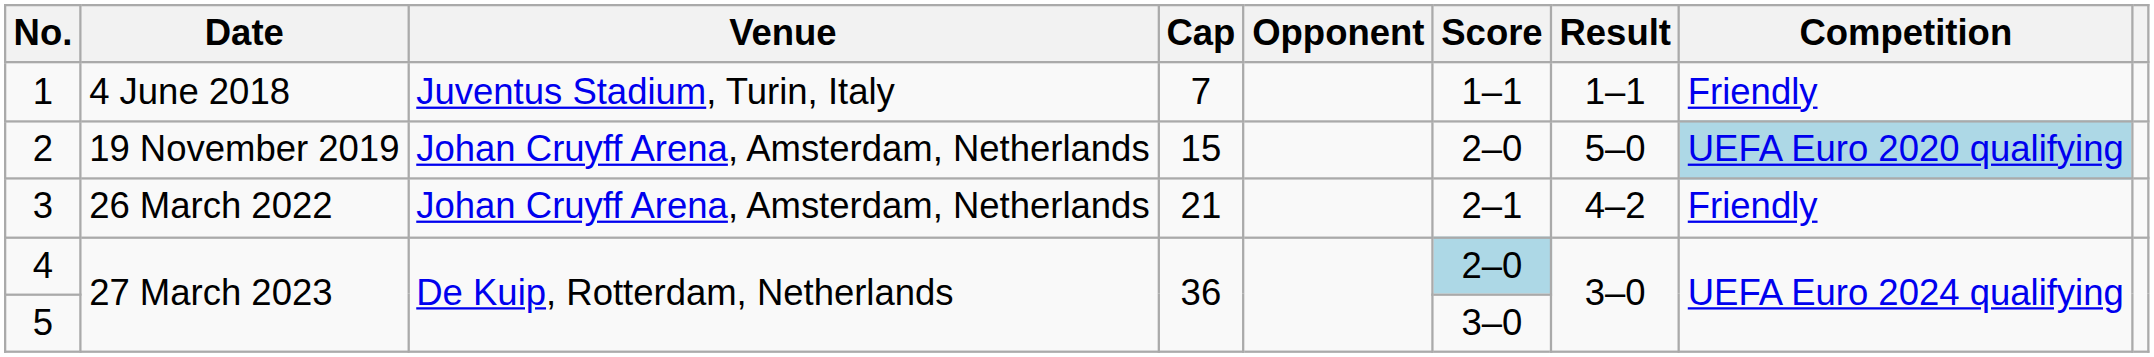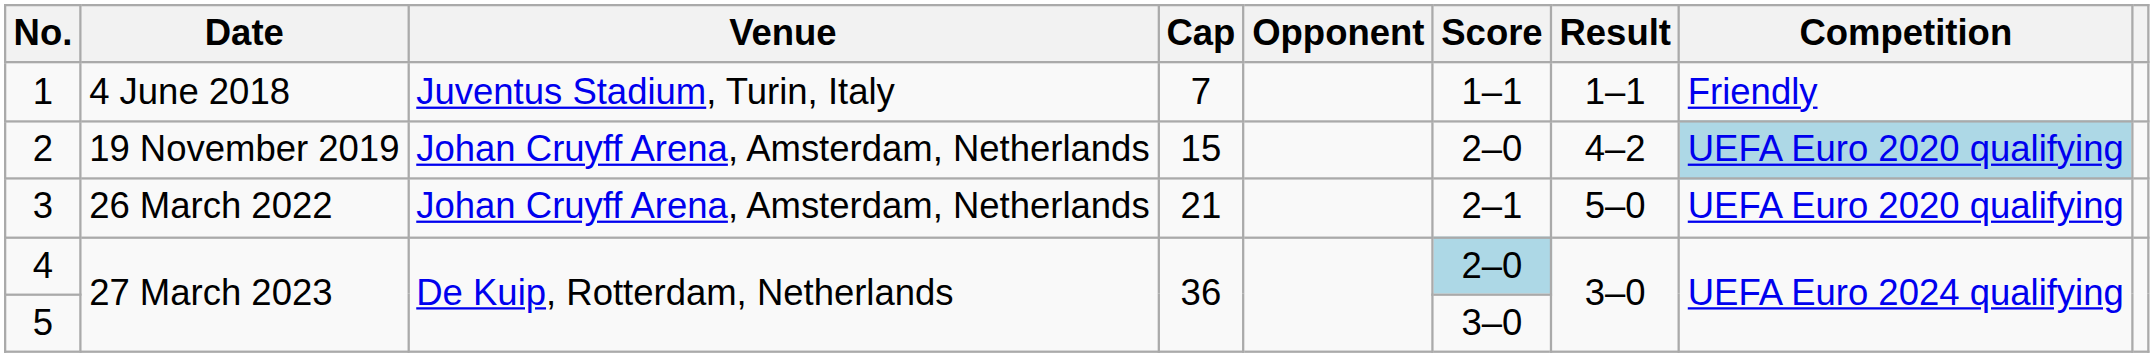(1615, 149) 5–0 -> (1615, 149) 4–2
(1615, 206) 4–2 -> (1615, 206) 5–0
(1753, 206) Friendly -> (1906, 206) UEFA Euro 2020 qualifying
